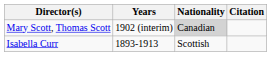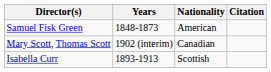+ row: (45, 28)
(196, 28) lightgrey background -> (196, 43) no background
